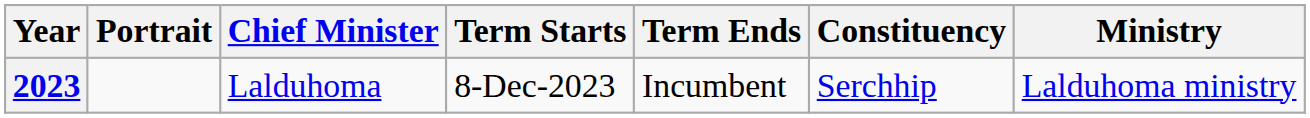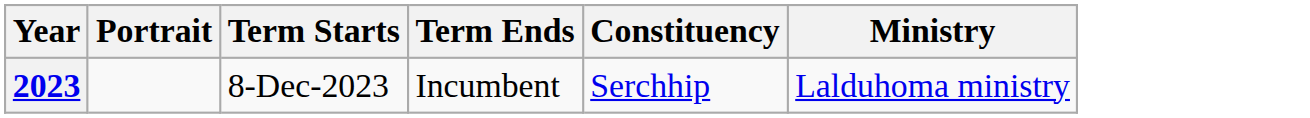- column: (333, 31)
